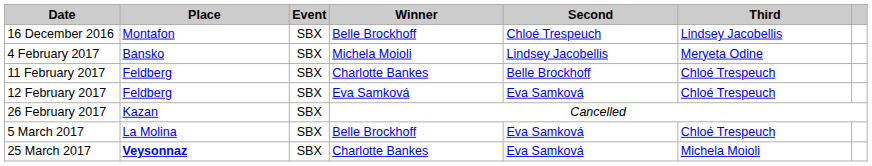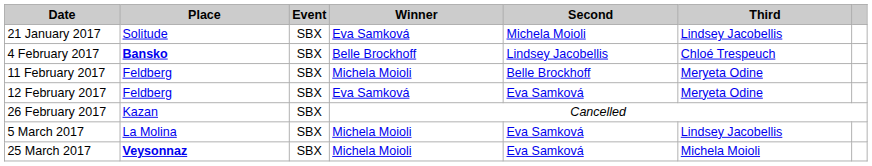- row: (61, 34)
+ row: (54, 34)
(143, 53) normal -> (145, 53) bold
(372, 53) Michela Moioli -> (374, 53) Belle Brockhoff
(722, 53) Meryeta Odine -> (728, 53) Chloé Trespeuch
(380, 73) Charlotte Bankes -> (372, 73) Michela Moioli
(728, 73) Chloé Trespeuch -> (722, 73) Meryeta Odine
(728, 92) Chloé Trespeuch -> (722, 92) Meryeta Odine
(374, 131) Belle Brockhoff -> (372, 131) Michela Moioli
(728, 131) Chloé Trespeuch -> (732, 131) Lindsey Jacobellis
(380, 151) Charlotte Bankes -> (372, 151) Michela Moioli
